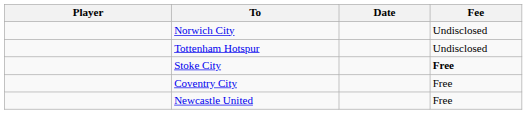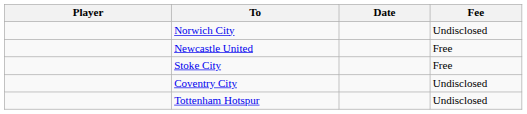rows swapped: (214, 100) <-> (217, 48)
(443, 65) bold -> (443, 65) normal
(443, 83) Free -> (460, 83) Undisclosed
